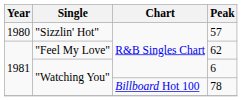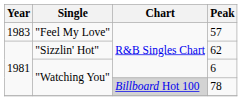(19, 31) 1980 -> (19, 31) 1983
(67, 31) "Sizzlin' Hot" -> (73, 31) "Feel My Love"
(73, 50) "Feel My Love" -> (67, 50) "Sizzlin' Hot"
(157, 86) no background -> (157, 86) lightgrey background
